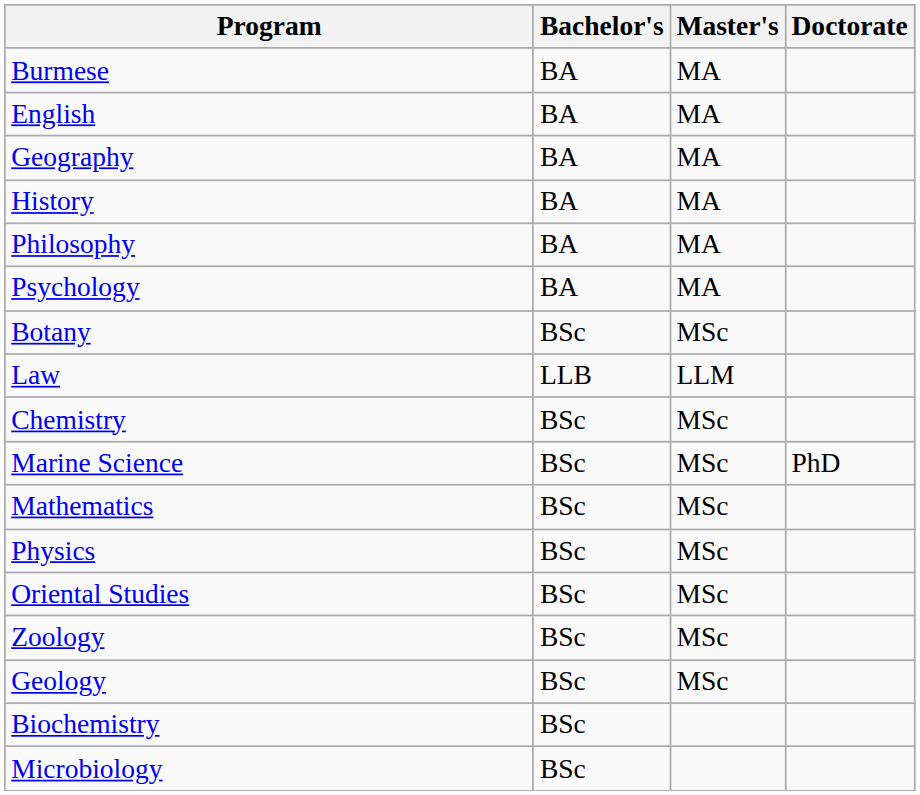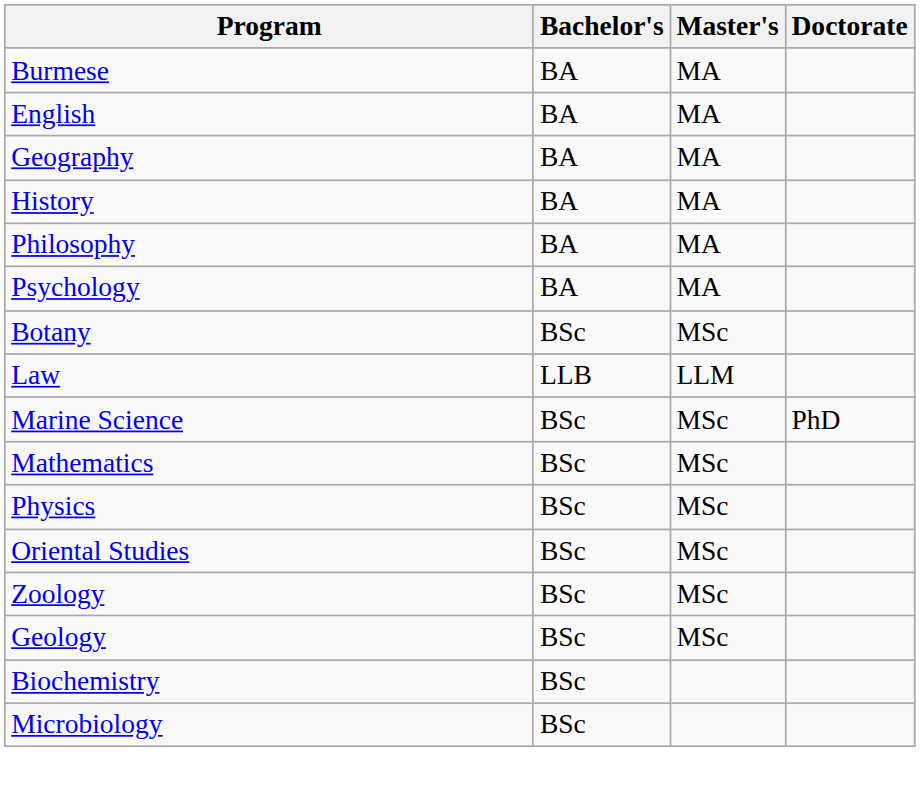- row: (69, 419)
